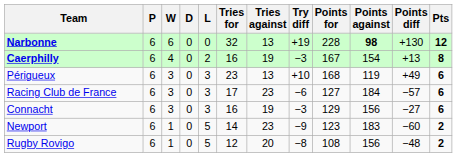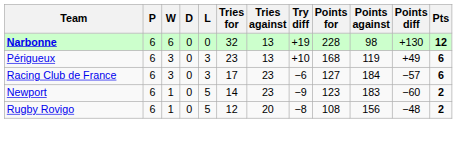(371, 42) bold -> (371, 42) normal
- row: (33, 59)
- row: (30, 110)
